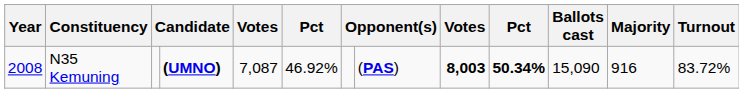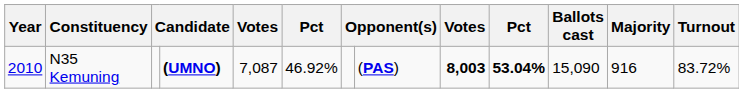(25, 67) 2008 -> (25, 67) 2010
(519, 67) 50.34% -> (519, 67) 53.04%
